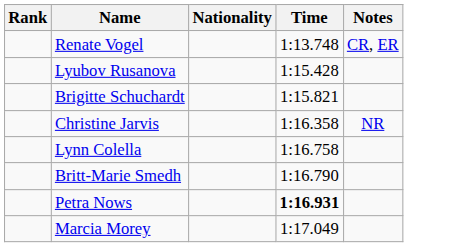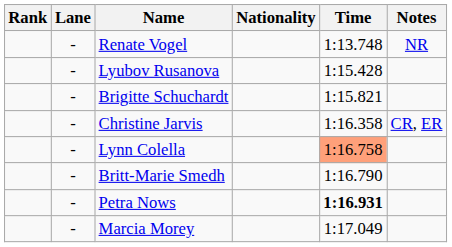+ column: (73, 17)
(373, 44) CR, ER -> (416, 44) NR
(373, 123) NR -> (416, 123) CR, ER
(309, 149) no background -> (353, 149) lightsalmon background
